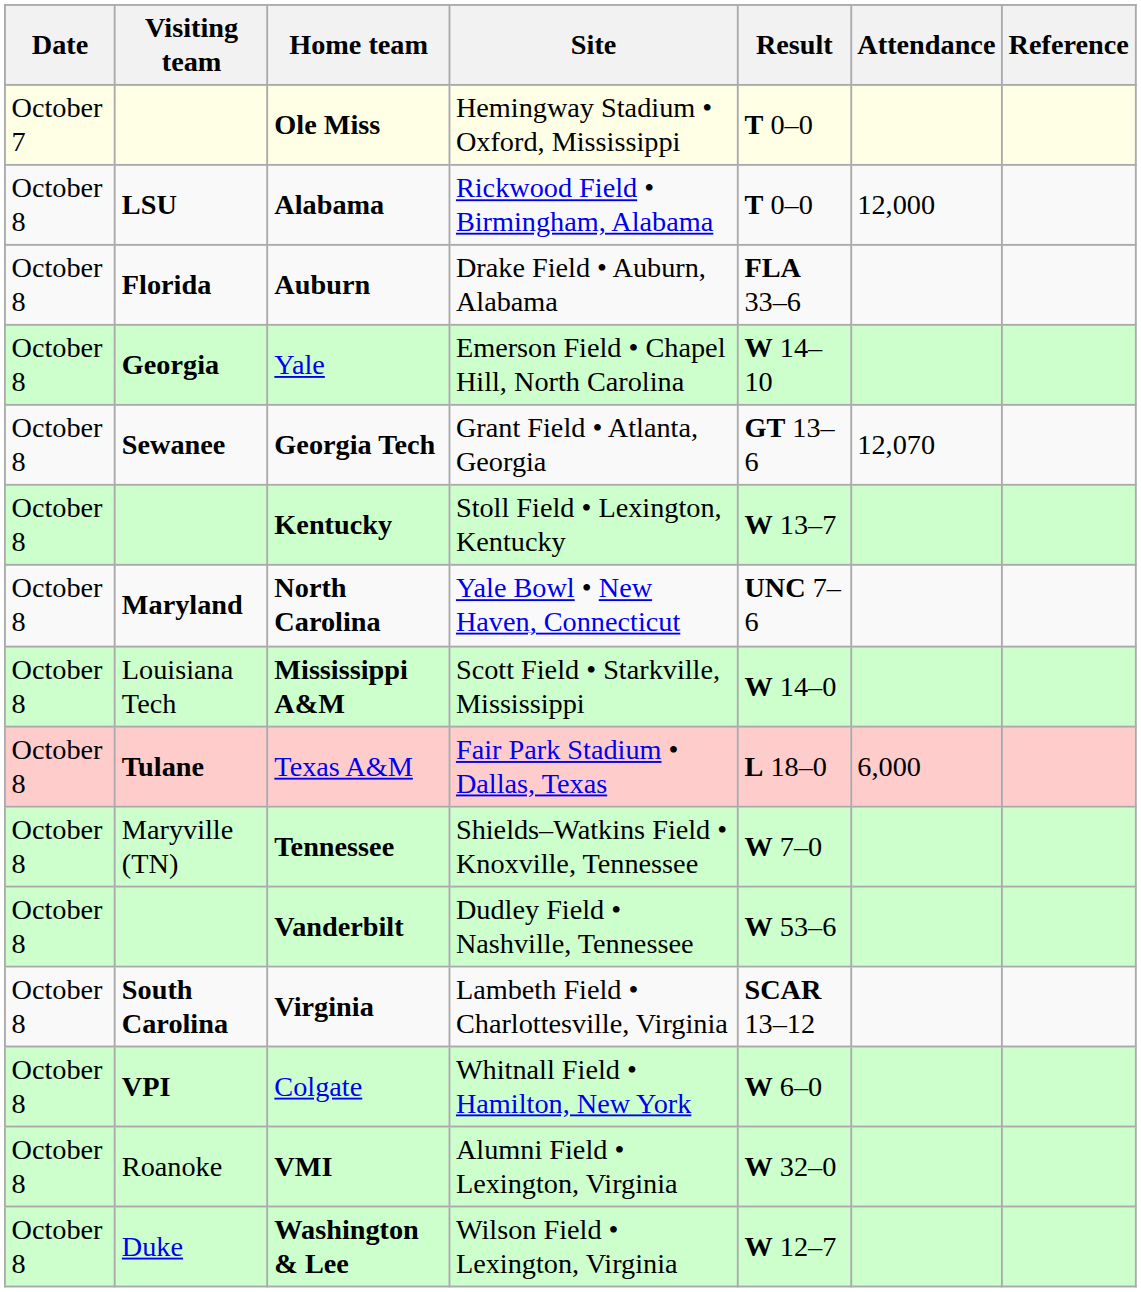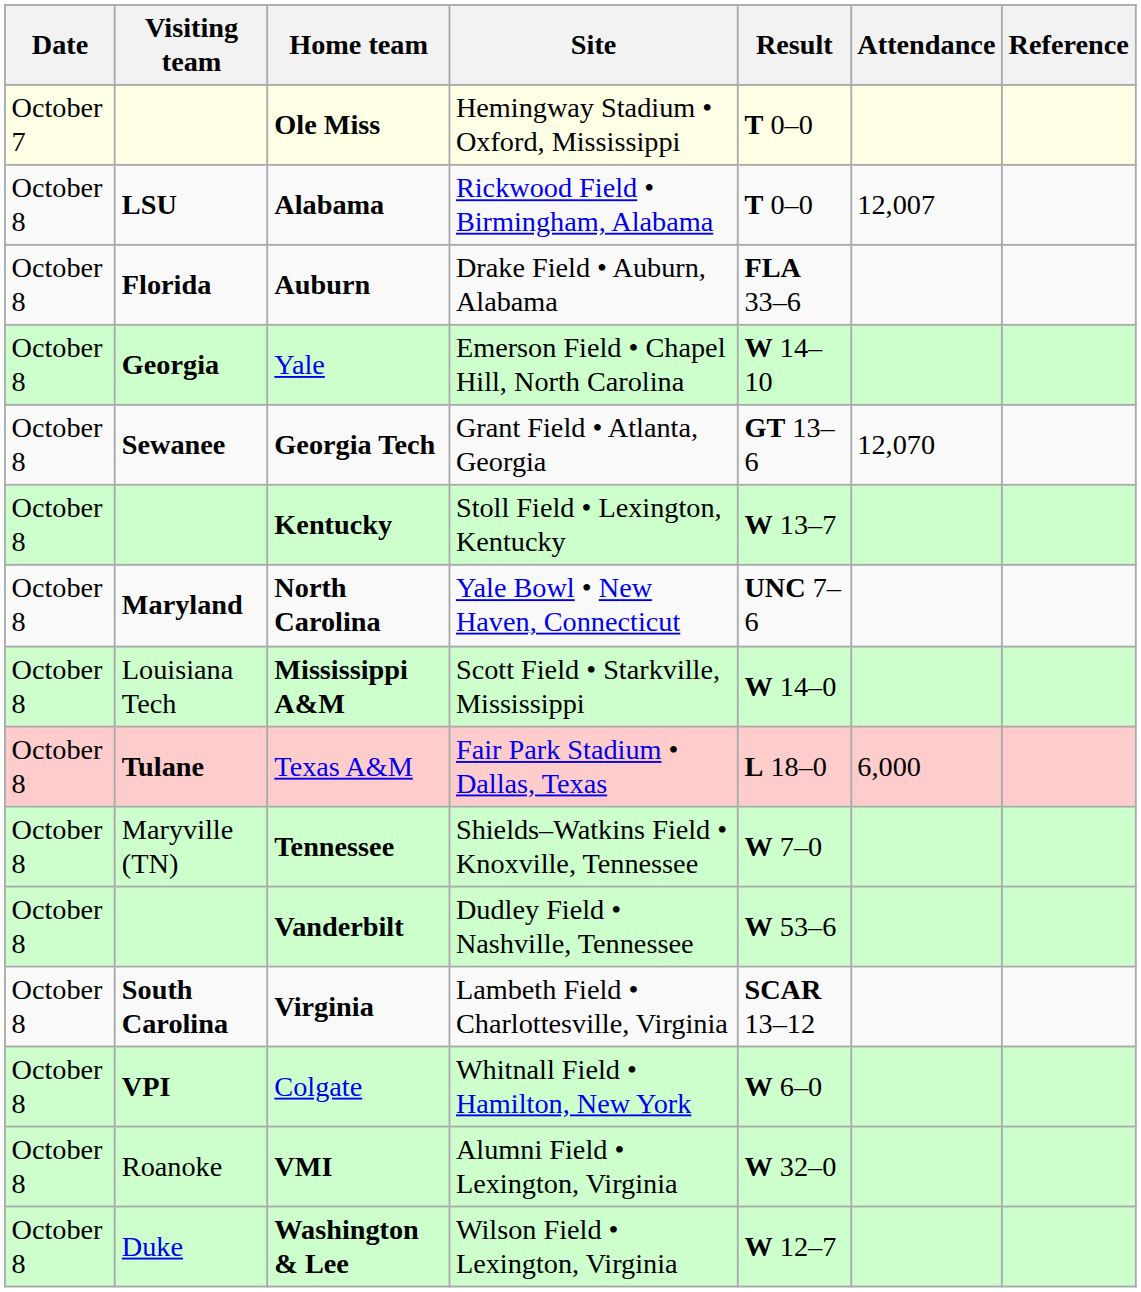(896, 204) 12,000 -> (896, 204) 12,007
